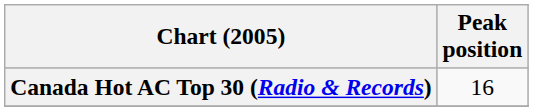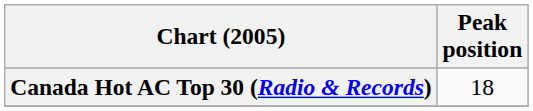(482, 86) 16 -> (482, 86) 18
